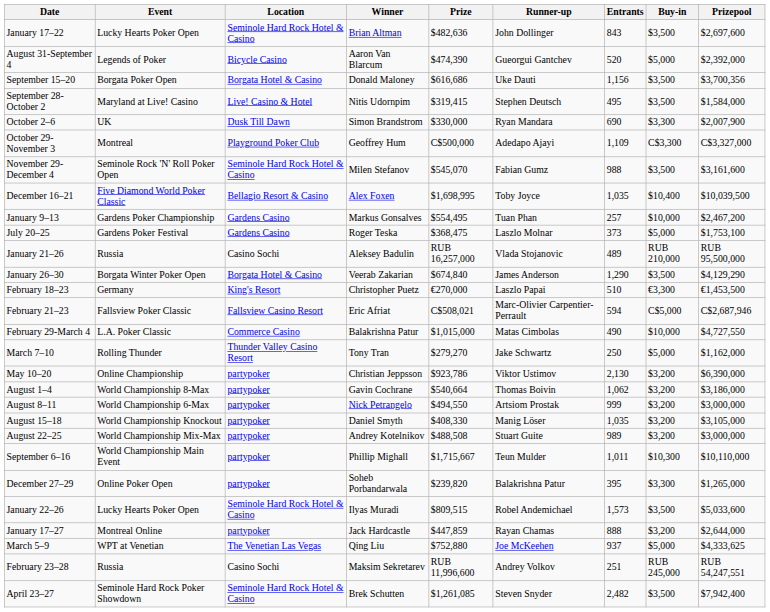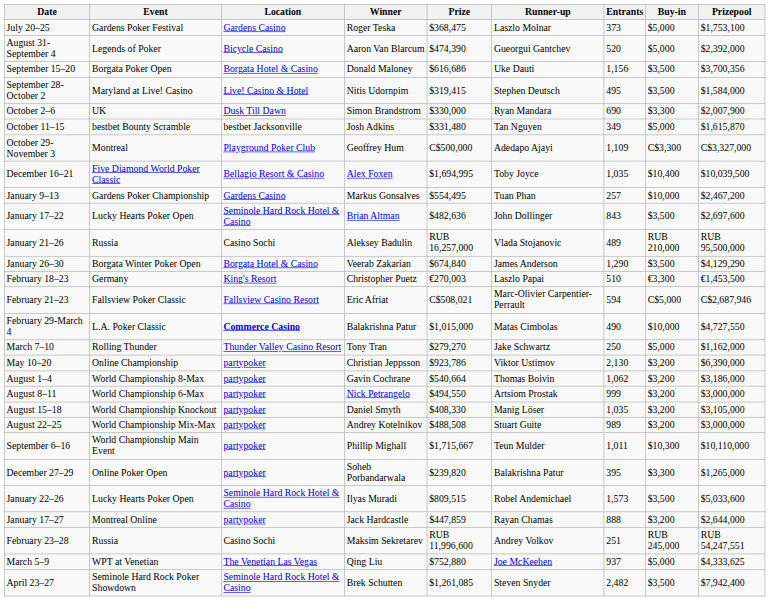rows swapped: (28, 232) <-> (35, 33)
+ row: (36, 127)
- row: (35, 170)
(453, 196) $1,698,995 -> (451, 174) $1,694,995
(449, 290) €270,000 -> (448, 279) €270,003
(264, 332) normal -> (262, 326) bold
rows swapped: (38, 567) <-> (28, 546)
